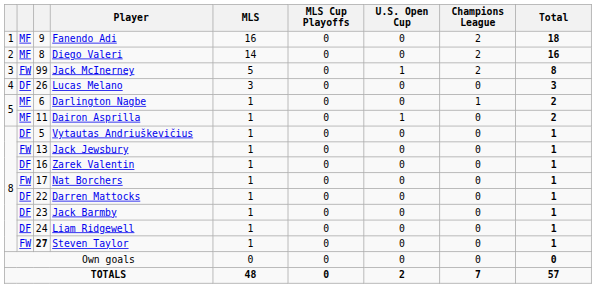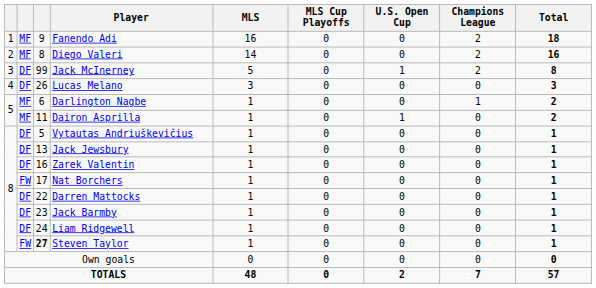(25, 71) FW -> (25, 71) DF
(25, 150) FW -> (25, 150) DF
